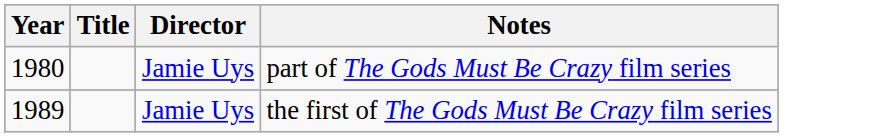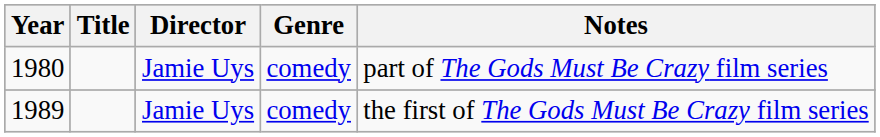+ column: (309, 25)
